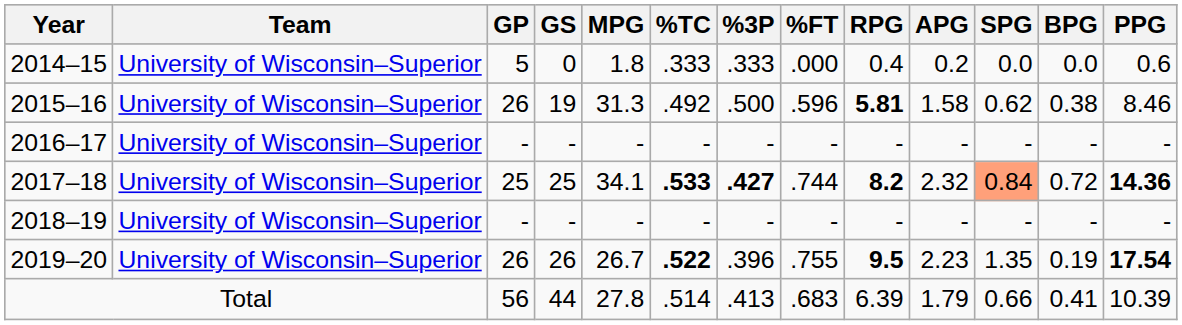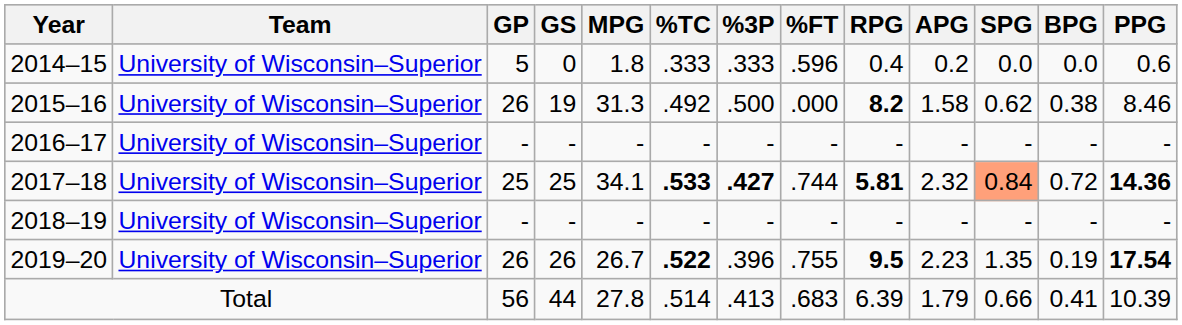(814, 64) .000 -> (814, 64) .596
(814, 103) .596 -> (814, 103) .000
(879, 103) 5.81 -> (886, 103) 8.2
(886, 182) 8.2 -> (879, 182) 5.81
